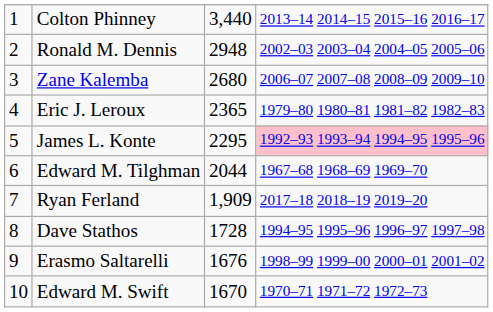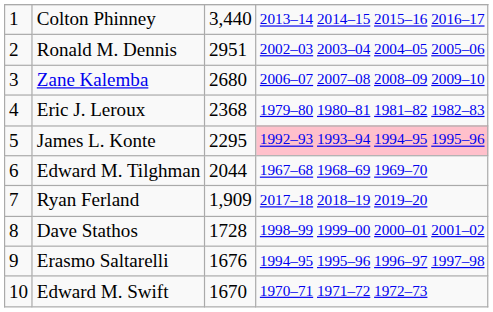(228, 49) 2948 -> (228, 49) 2951
(228, 110) 2365 -> (228, 110) 2368
(372, 230) 1994–95 1995–96 1996–97 1997–98 -> (372, 230) 1998–99 1999–00 2000–01 2001–02
(372, 261) 1998–99 1999–00 2000–01 2001–02 -> (372, 261) 1994–95 1995–96 1996–97 1997–98
